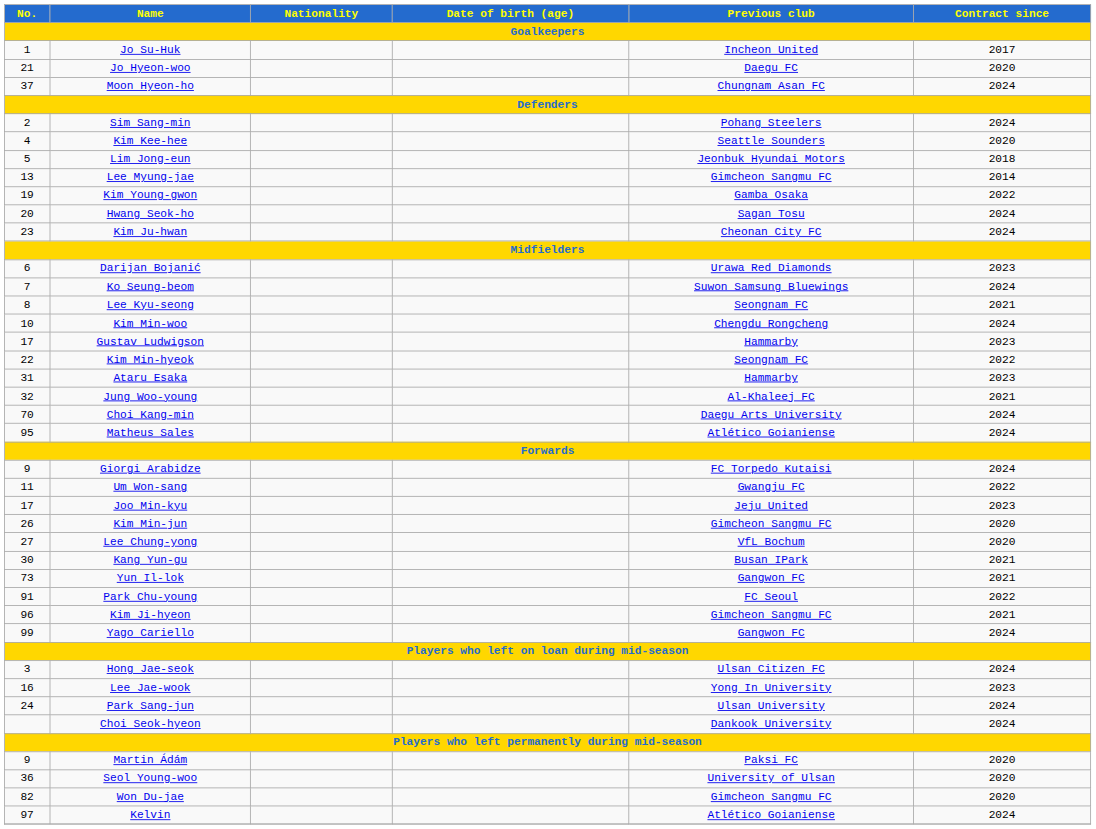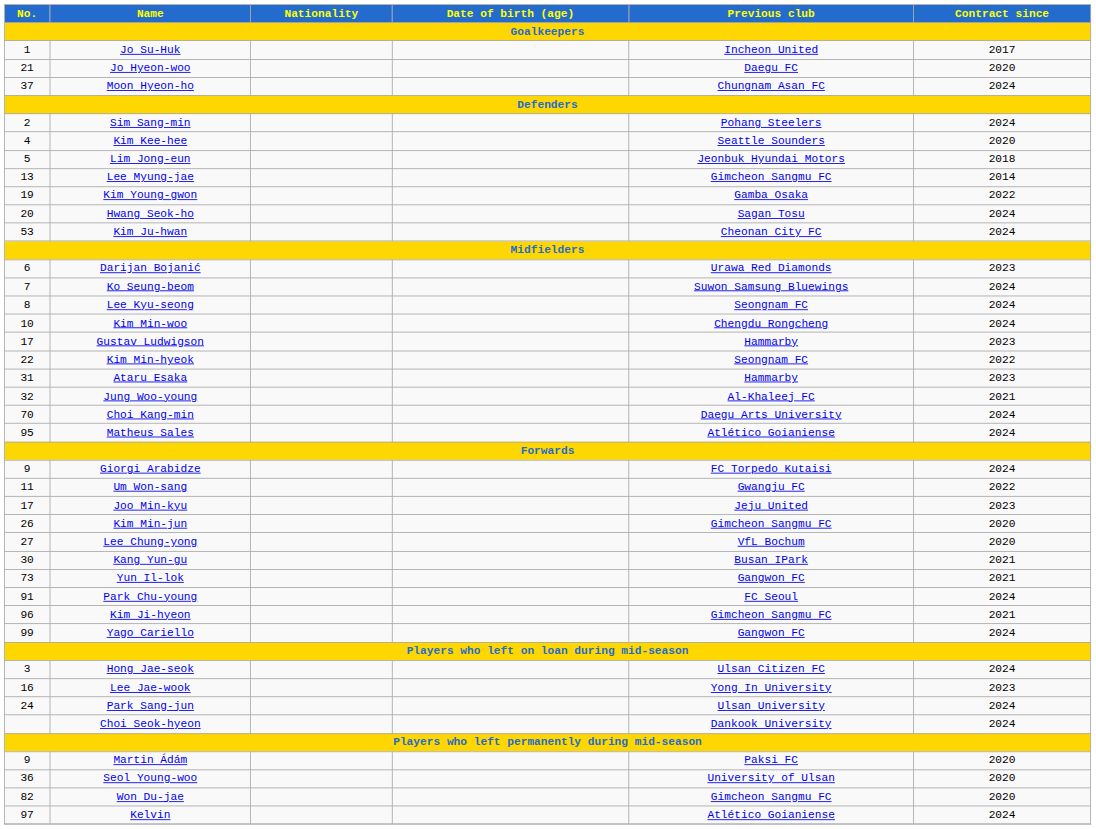(27, 232) 23 -> (27, 232) 53
(1002, 305) 2021 -> (1002, 305) 2024
(1002, 597) 2022 -> (1002, 597) 2024
